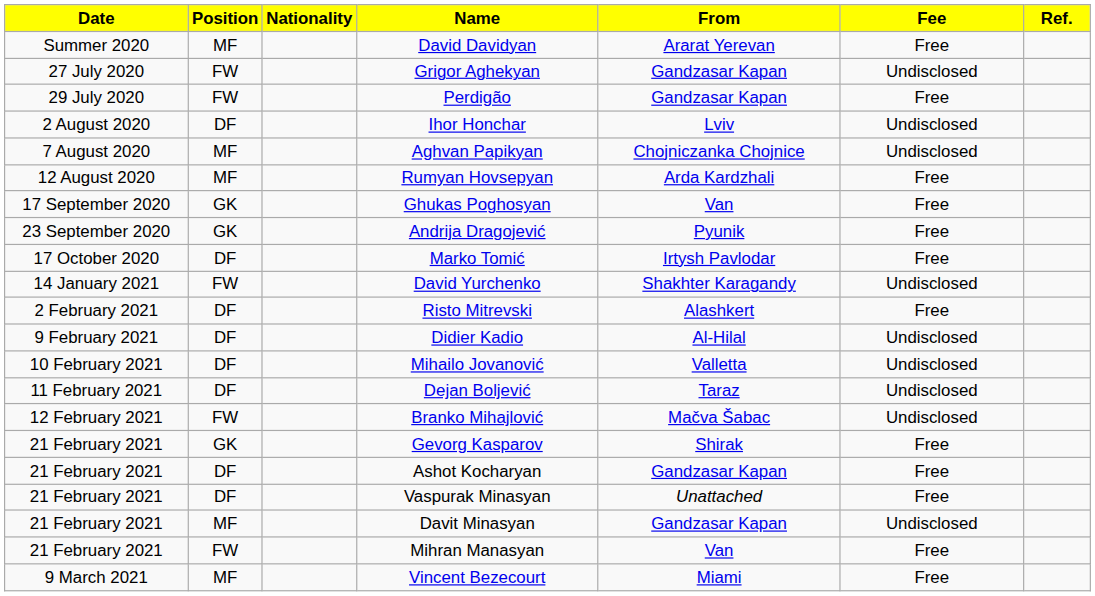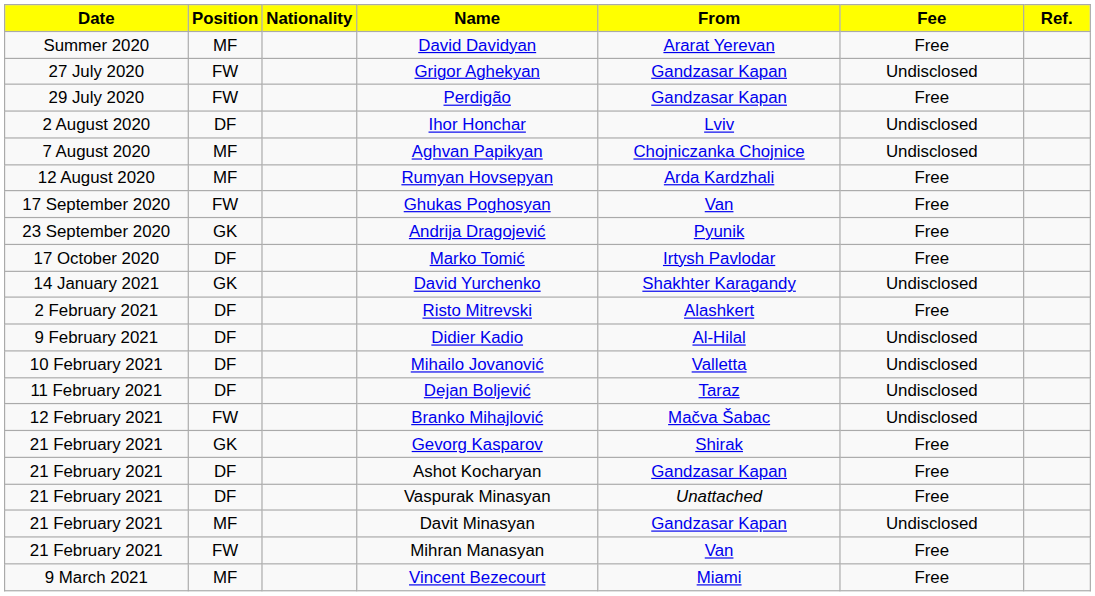(225, 205) GK -> (225, 205) FW
(225, 284) FW -> (225, 284) GK
